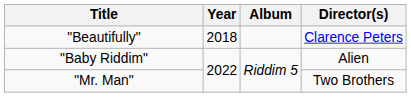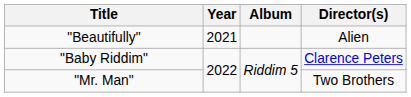(222, 37) 2018 -> (222, 37) 2021
(354, 37) Clarence Peters -> (354, 37) Alien
(354, 59) Alien -> (354, 59) Clarence Peters
